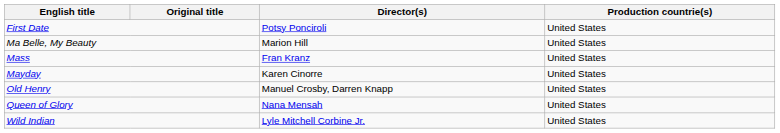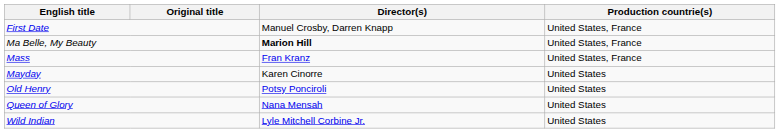(294, 27) Potsy Ponciroli -> (327, 27) Manuel Crosby, Darren Knapp
(576, 27) United States -> (594, 27) United States, France
(285, 43) normal -> (287, 43) bold
(576, 43) United States -> (594, 43) United States, France
(576, 58) United States -> (594, 58) United States, France
(327, 89) Manuel Crosby, Darren Knapp -> (294, 89) Potsy Ponciroli
